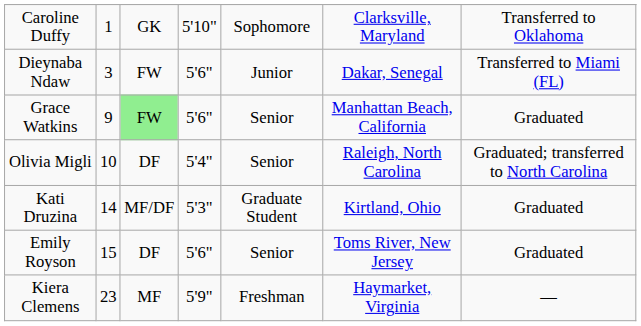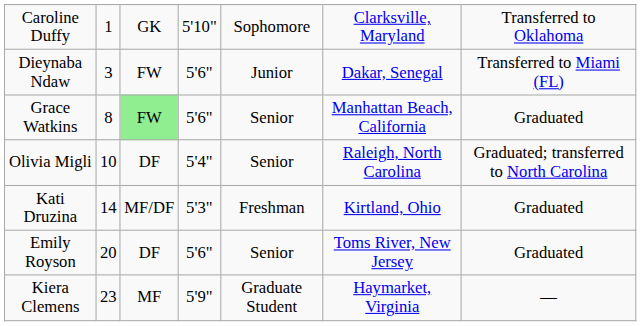(108, 117) 9 -> (108, 117) 8
(272, 207) Graduate Student -> (272, 207) Freshman
(108, 252) 15 -> (108, 252) 20
(272, 297) Freshman -> (272, 297) Graduate Student
